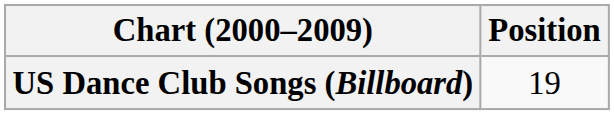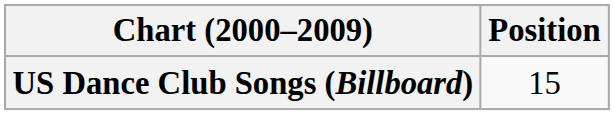(545, 82) 19 -> (545, 82) 15
